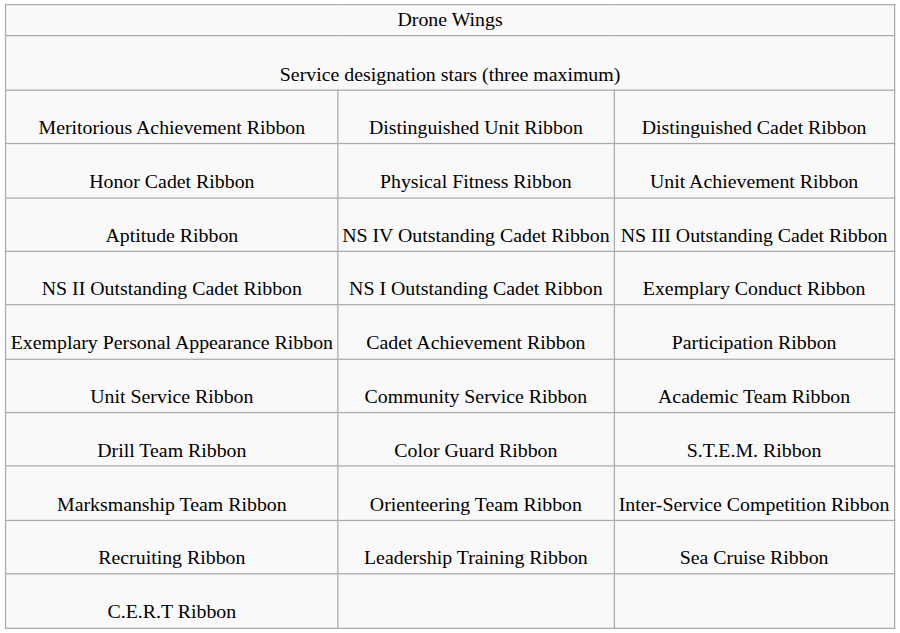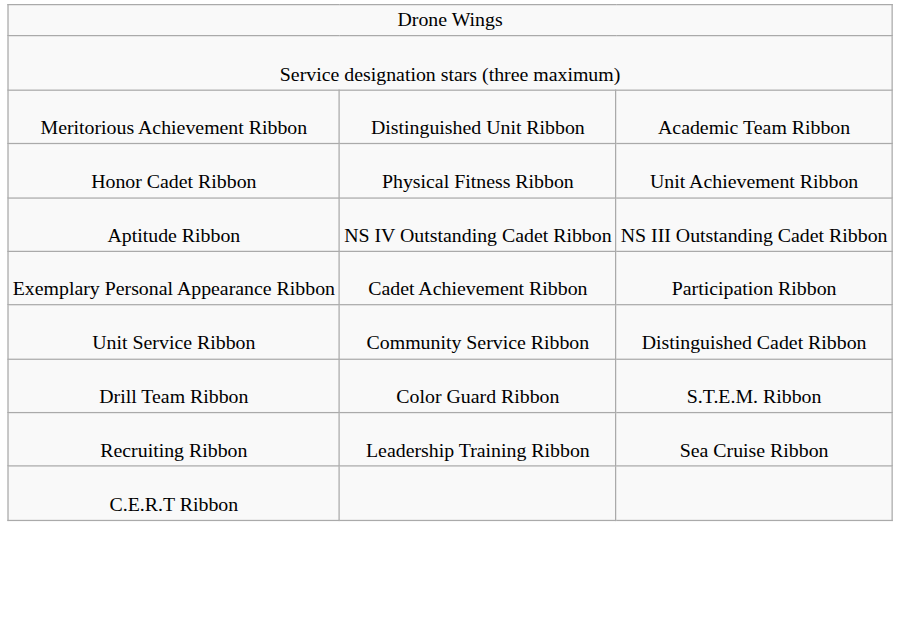(754, 127) Distinguished Cadet Ribbon -> (754, 127) Academic Team Ribbon
- row: (172, 289)
(754, 396) Academic Team Ribbon -> (754, 342) Distinguished Cadet Ribbon
- row: (172, 504)
